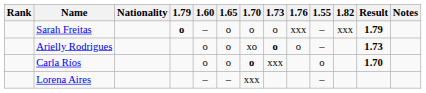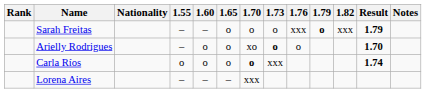columns swapped: (322, 12) <-> (182, 12)
(374, 46) 1.73 -> (374, 46) 1.70
(374, 63) 1.70 -> (374, 63) 1.74
